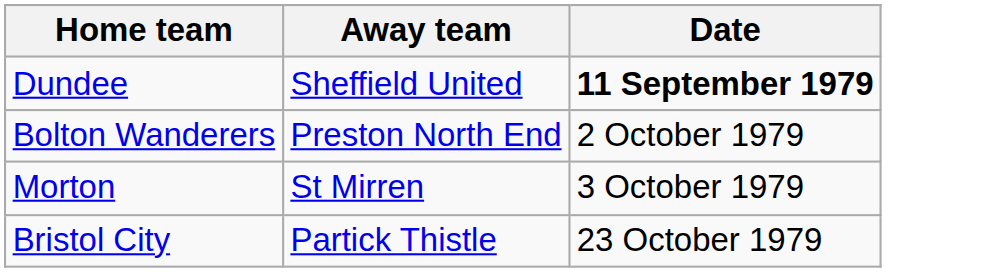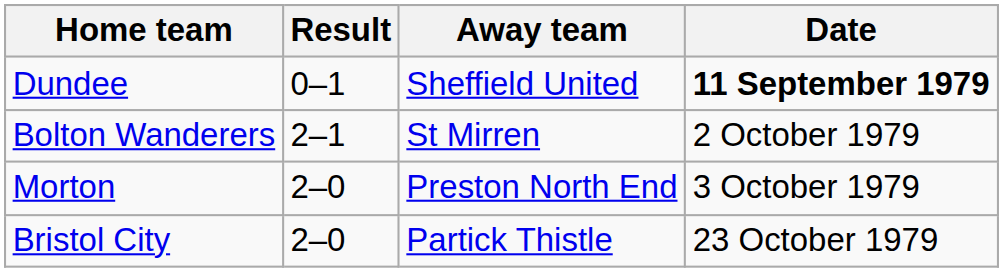+ column: (341, 30)
(426, 135) Preston North End -> (473, 135) St Mirren
(357, 187) St Mirren -> (542, 187) Preston North End
